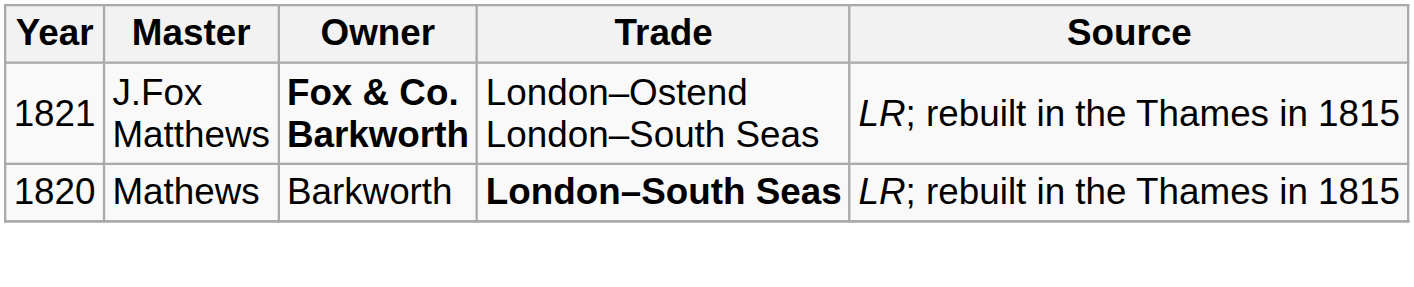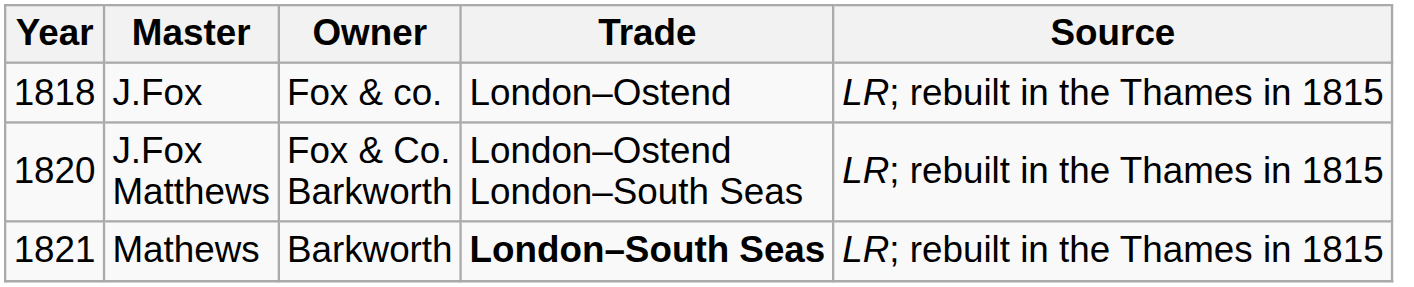+ row: (157, 92)
(55, 112) 1821 -> (55, 171) 1820
(378, 112) bold -> (370, 171) normal
(55, 191) 1820 -> (55, 250) 1821
